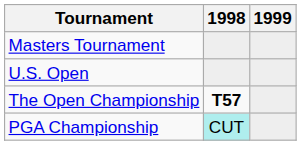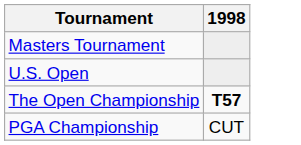- column: (273, 18)
(226, 127) paleturquoise background -> (226, 127) no background
